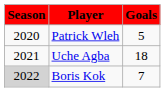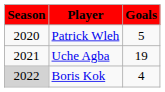(141, 55) 18 -> (141, 55) 19
(141, 76) 7 -> (141, 76) 4
